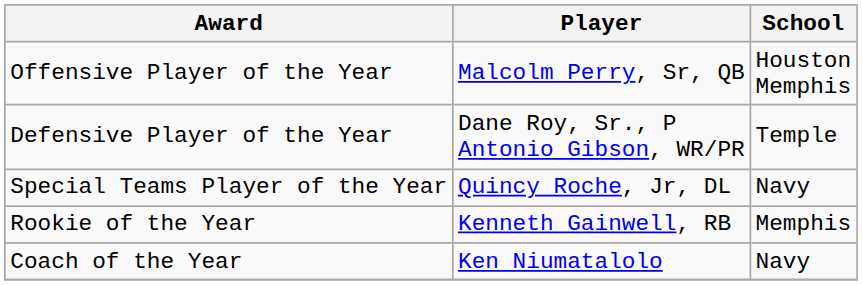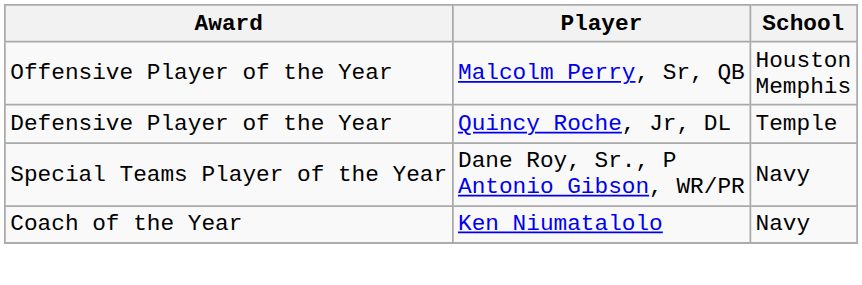(601, 137) Dane Roy, Sr., P Antonio Gibson, WR/PR -> (595, 124) Quincy Roche, Jr, DL
(595, 187) Quincy Roche, Jr, DL -> (601, 174) Dane Roy, Sr., P Antonio Gibson, WR/PR
- row: (133, 224)
